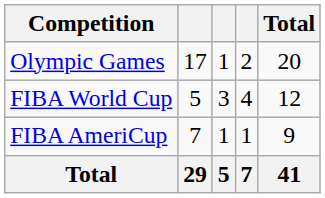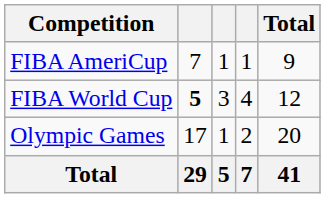rows swapped: (87, 60) <-> (89, 135)
(195, 98) normal -> (195, 98) bold
